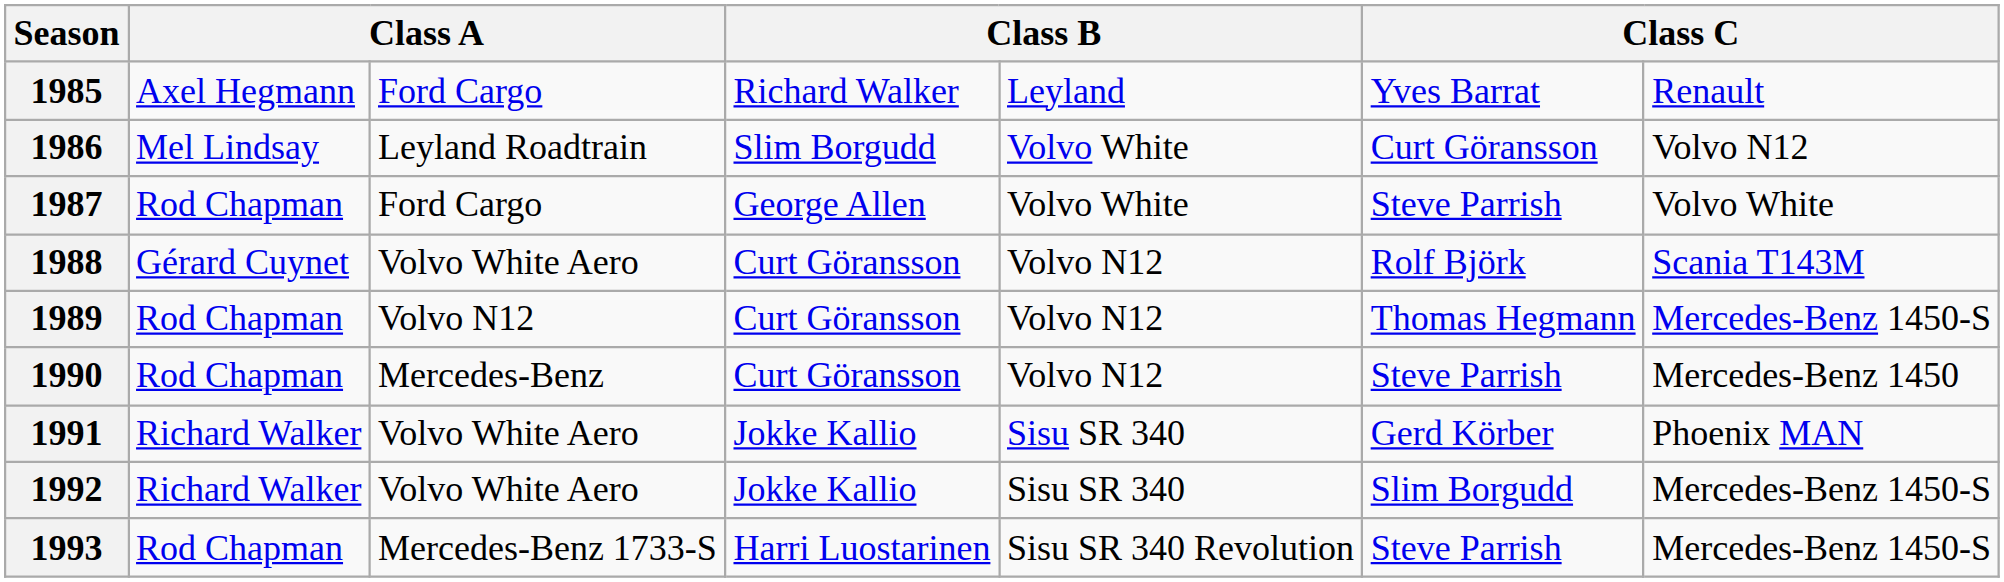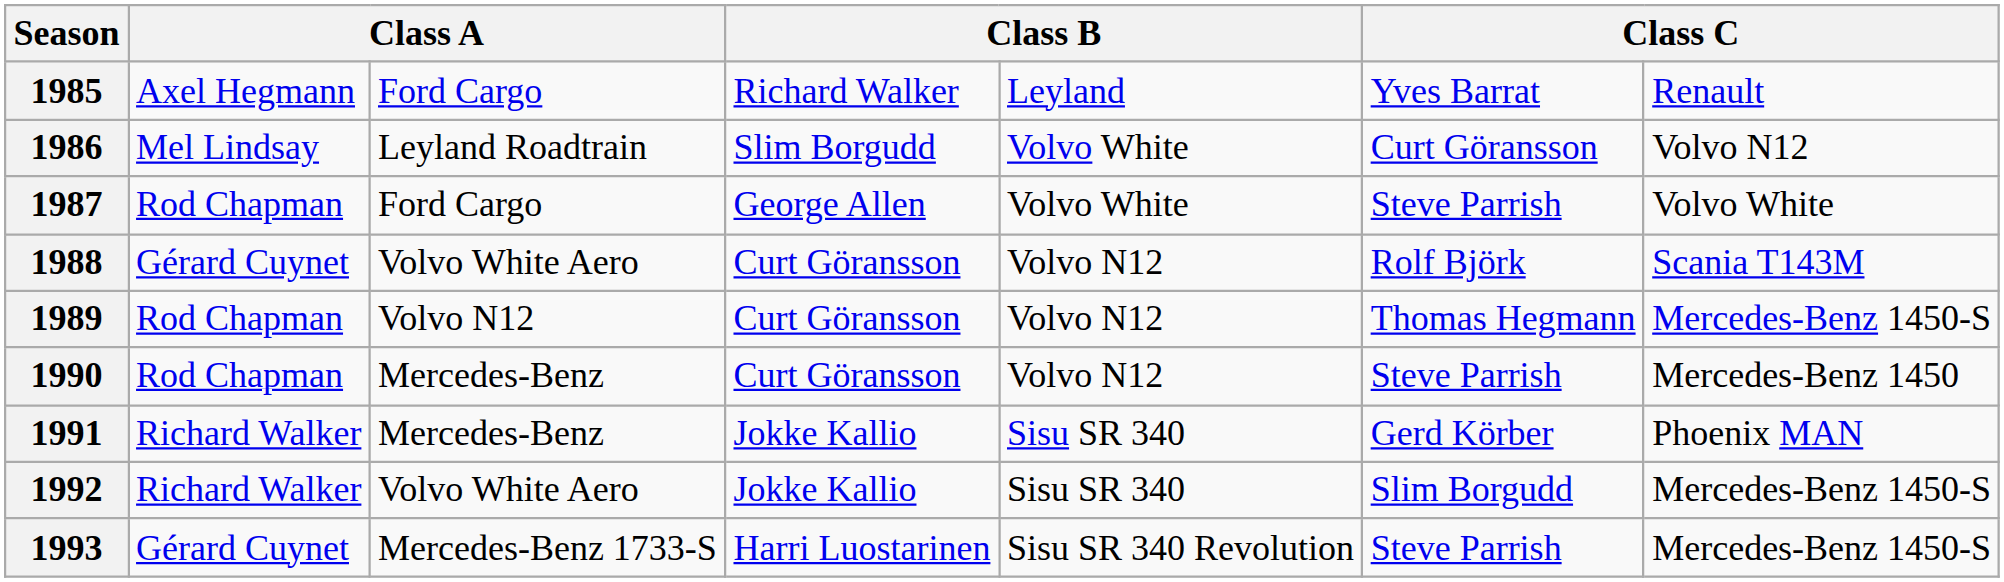(508, 432) Volvo White Aero -> (491, 432) Mercedes-Benz
(240, 546) Rod Chapman -> (243, 546) Gérard Cuynet
